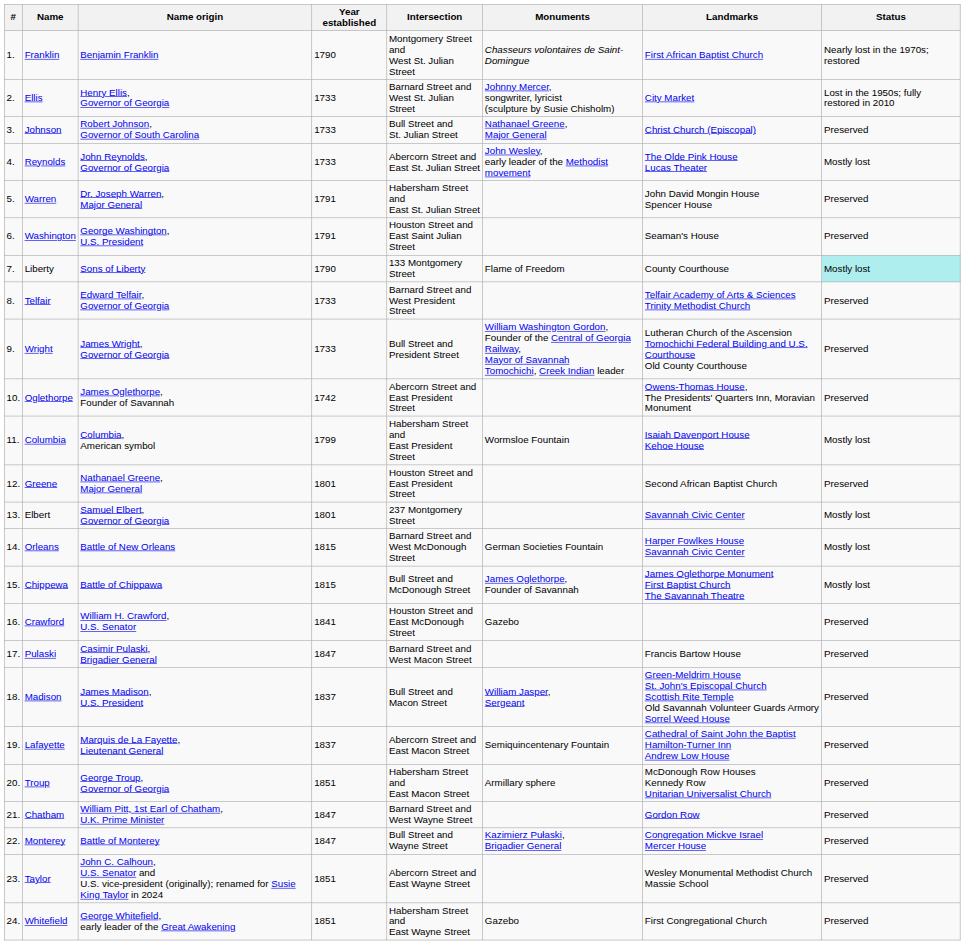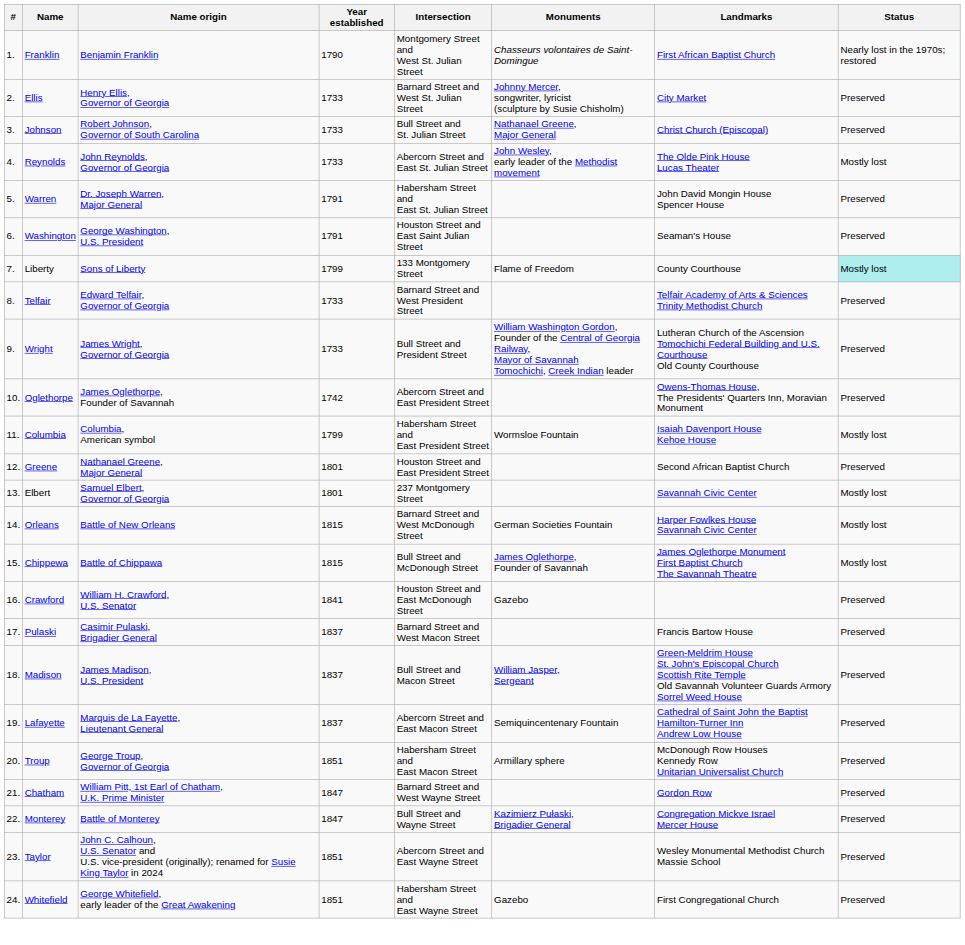(873, 98) Lost in the 1950s; fully restored in 2010 -> (863, 98) Preserved
(325, 268) 1790 -> (332, 268) 1799
(325, 654) 1847 -> (332, 632) 1837
